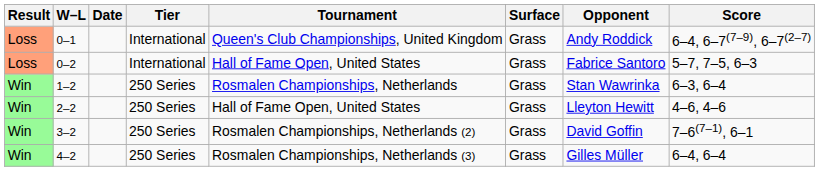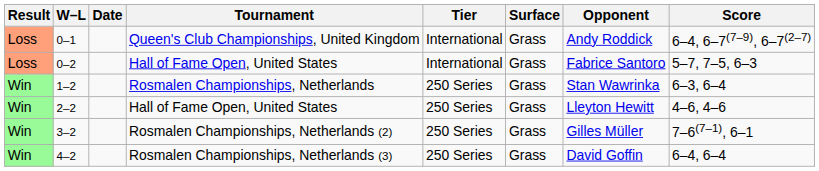columns swapped: (357, 15) <-> (167, 15)
(605, 131) David Goffin -> (605, 131) Gilles Müller
(605, 155) Gilles Müller -> (605, 155) David Goffin
